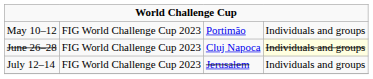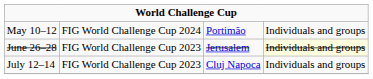(131, 30) FIG World Challenge Cup 2023 -> (131, 30) FIG World Challenge Cup 2024
(233, 47) Cluj Napoca -> (228, 47) Jerusalem
(228, 64) Jerusalem -> (233, 64) Cluj Napoca
